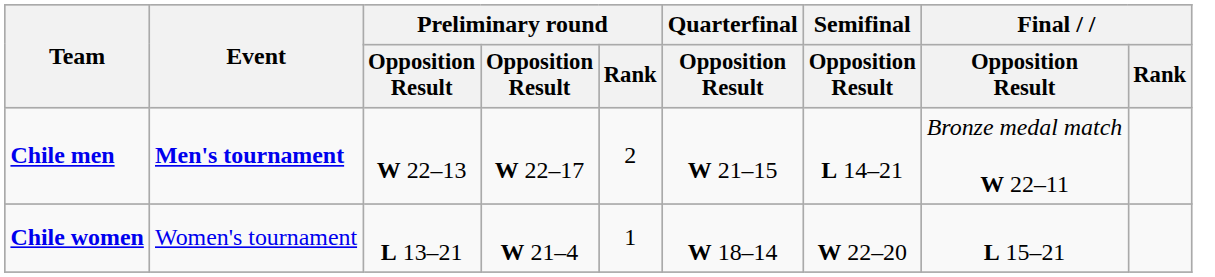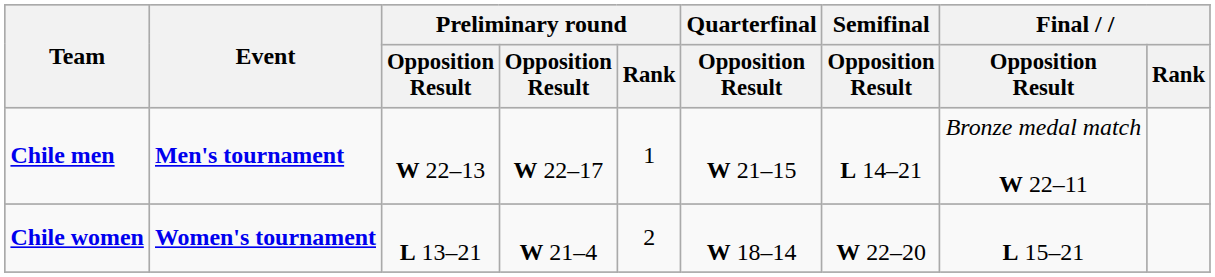(630, 156) 2 -> (649, 156) 1
(256, 237) normal -> (266, 237) bold
(630, 237) 1 -> (649, 237) 2
